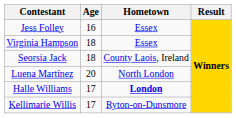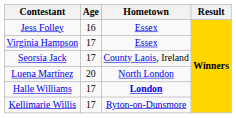(91, 43) 18 -> (91, 43) 17
(91, 58) 18 -> (91, 58) 17
